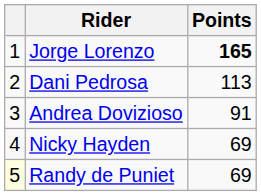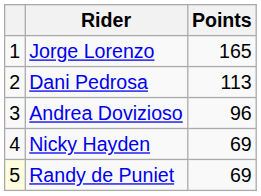(235, 51) bold -> (235, 51) normal
(241, 113) 91 -> (241, 113) 96
